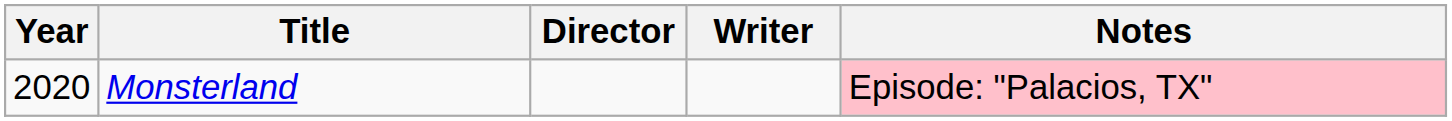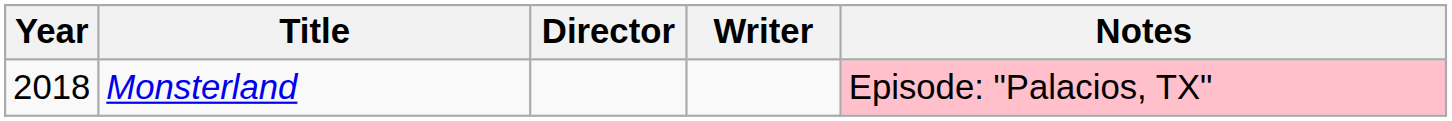(52, 87) 2020 -> (52, 87) 2018
